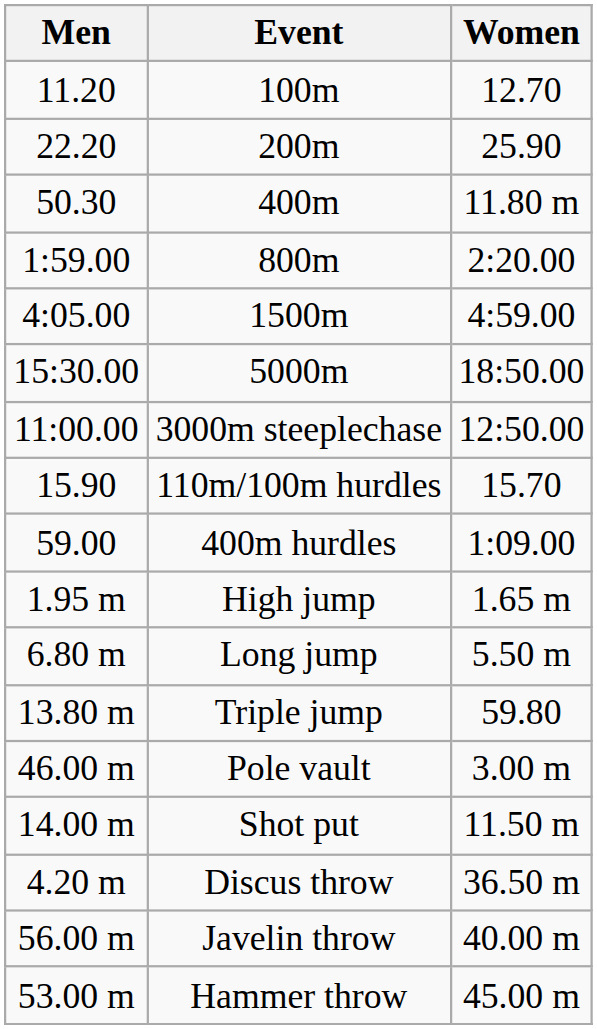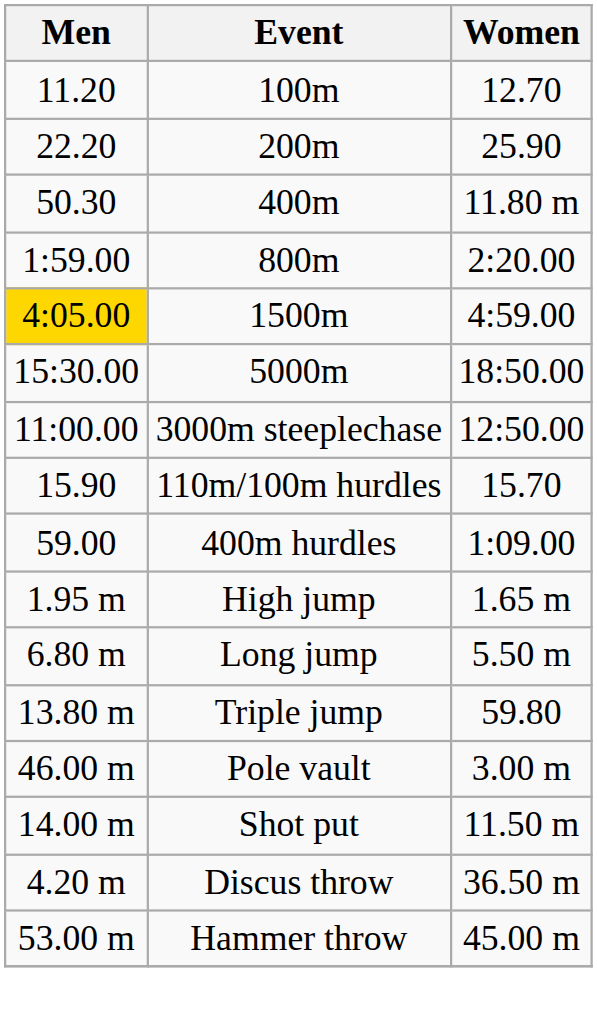(76, 315) no background -> (76, 315) gold background
- row: (299, 938)
